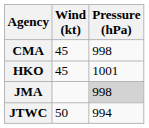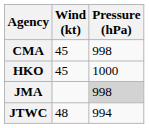(105, 71) 1001 -> (105, 71) 1000
(62, 112) 50 -> (62, 112) 48
